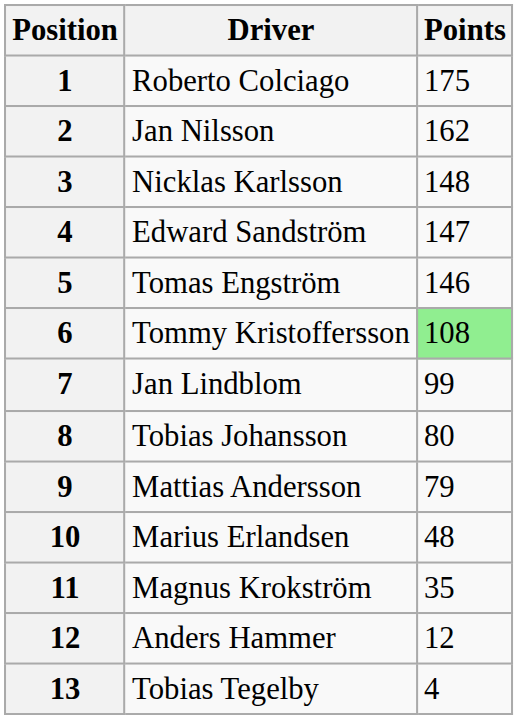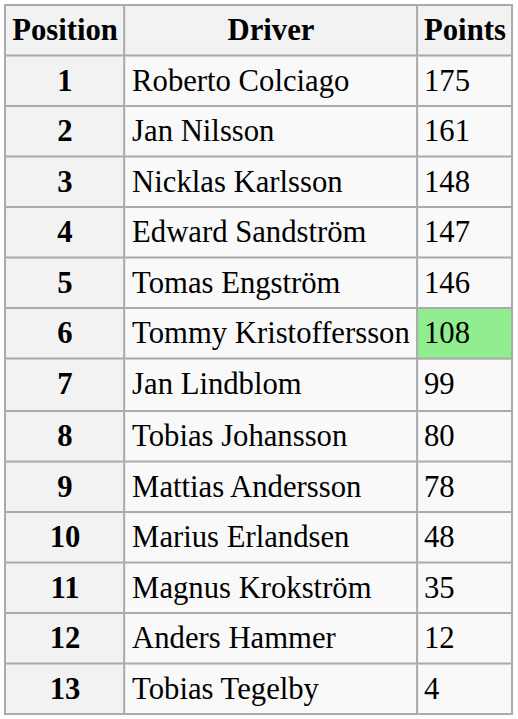(447, 131) 162 -> (447, 131) 161
(439, 485) 79 -> (439, 485) 78
